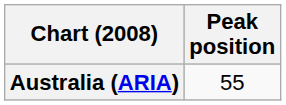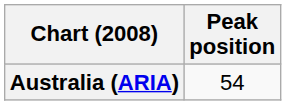(232, 81) 55 -> (232, 81) 54
